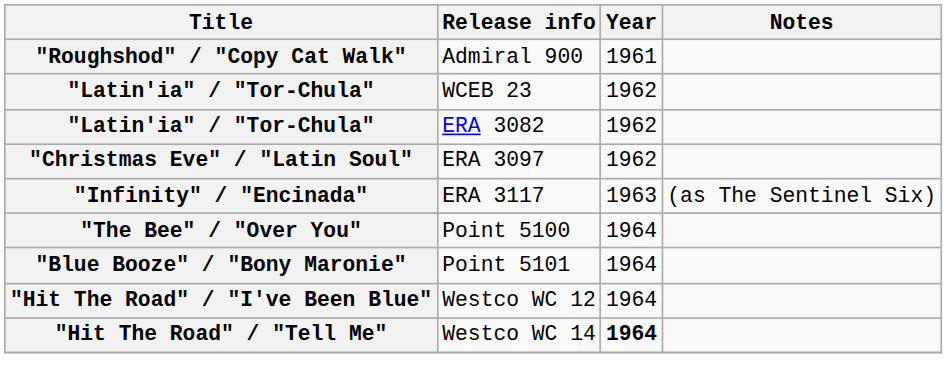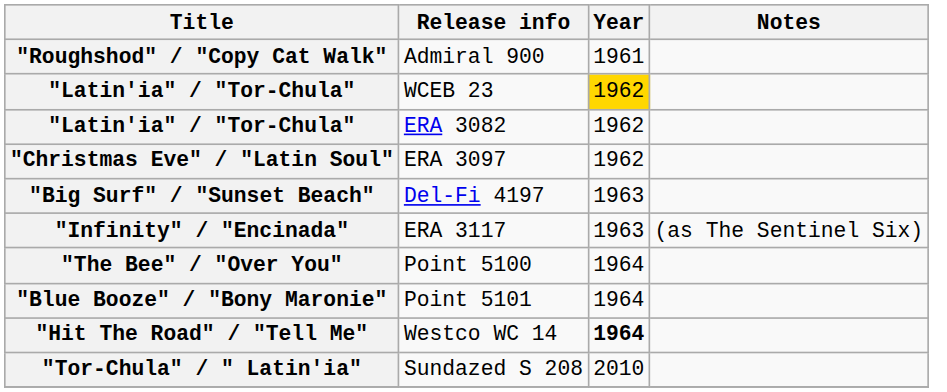(632, 92) no background -> (619, 92) gold background
+ row: (202, 196)
- row: (221, 300)
+ row: (202, 370)
